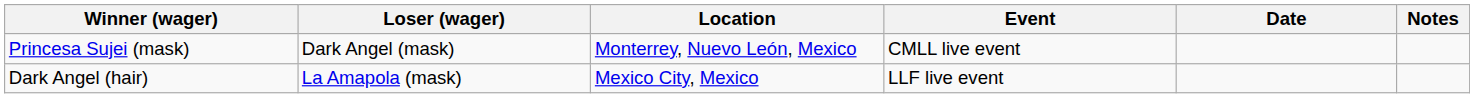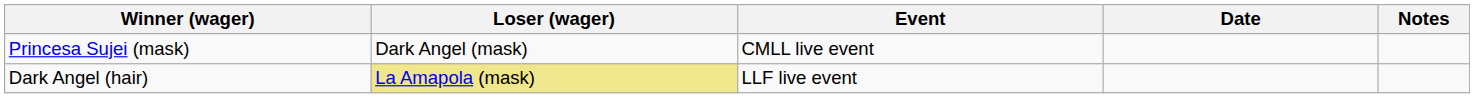- column: (737, 19)
(382, 78) no background -> (455, 78) khaki background
